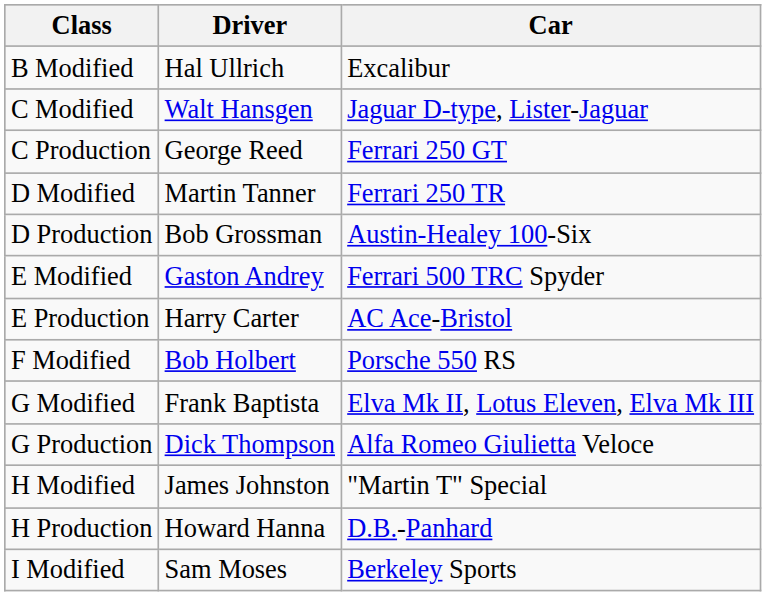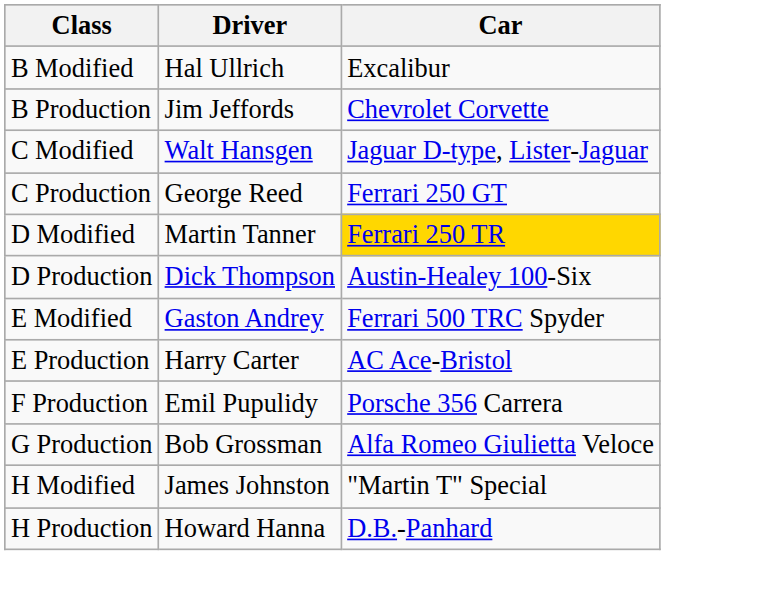+ row: (81, 109)
(426, 192) no background -> (426, 234) gold background
(243, 234) Bob Grossman -> (250, 276) Dick Thompson
- row: (71, 360)
+ row: (79, 402)
- row: (73, 402)
(250, 444) Dick Thompson -> (243, 444) Bob Grossman
- row: (68, 569)
